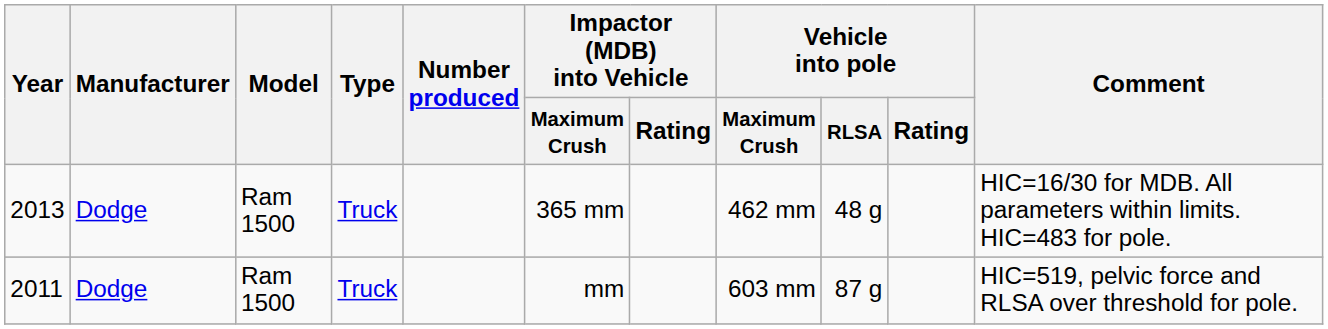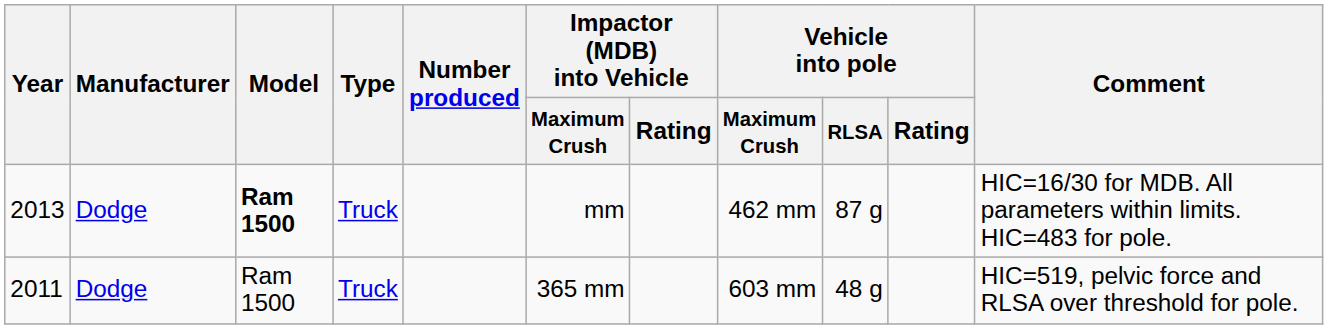(268, 210) normal -> (268, 210) bold
(580, 210) 365 mm -> (604, 210) mm
(859, 210) 48 g -> (859, 210) 87 g
(604, 289) mm -> (581, 289) 365 mm
(859, 289) 87 g -> (859, 289) 48 g
